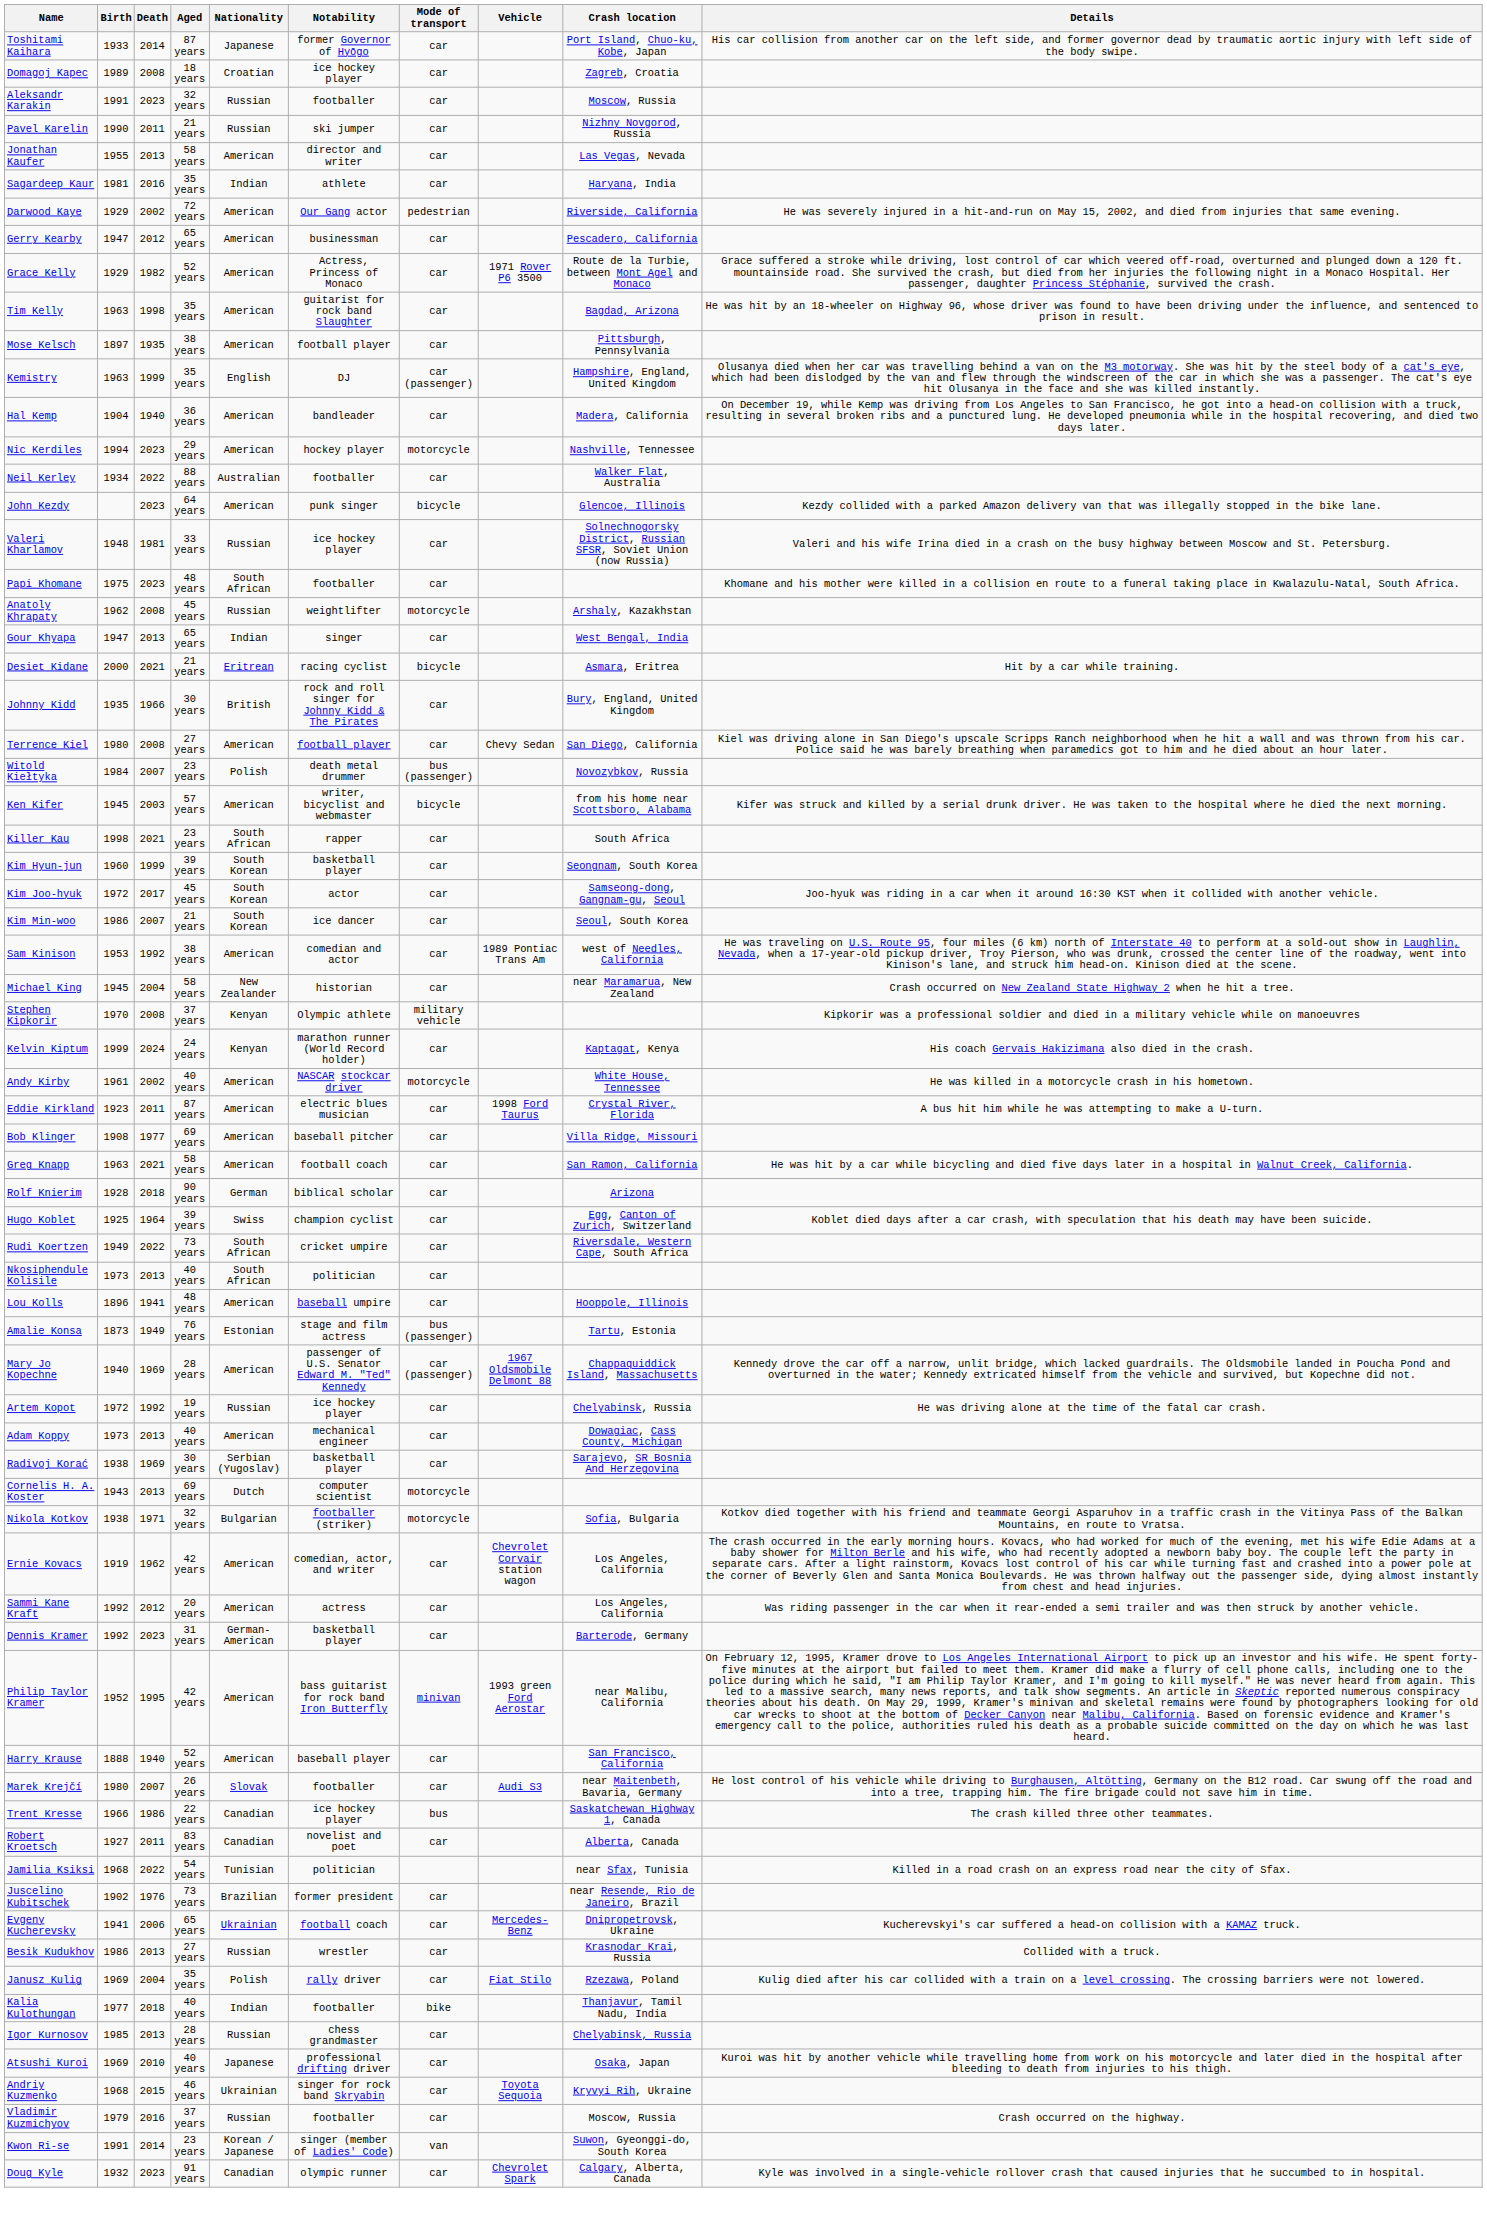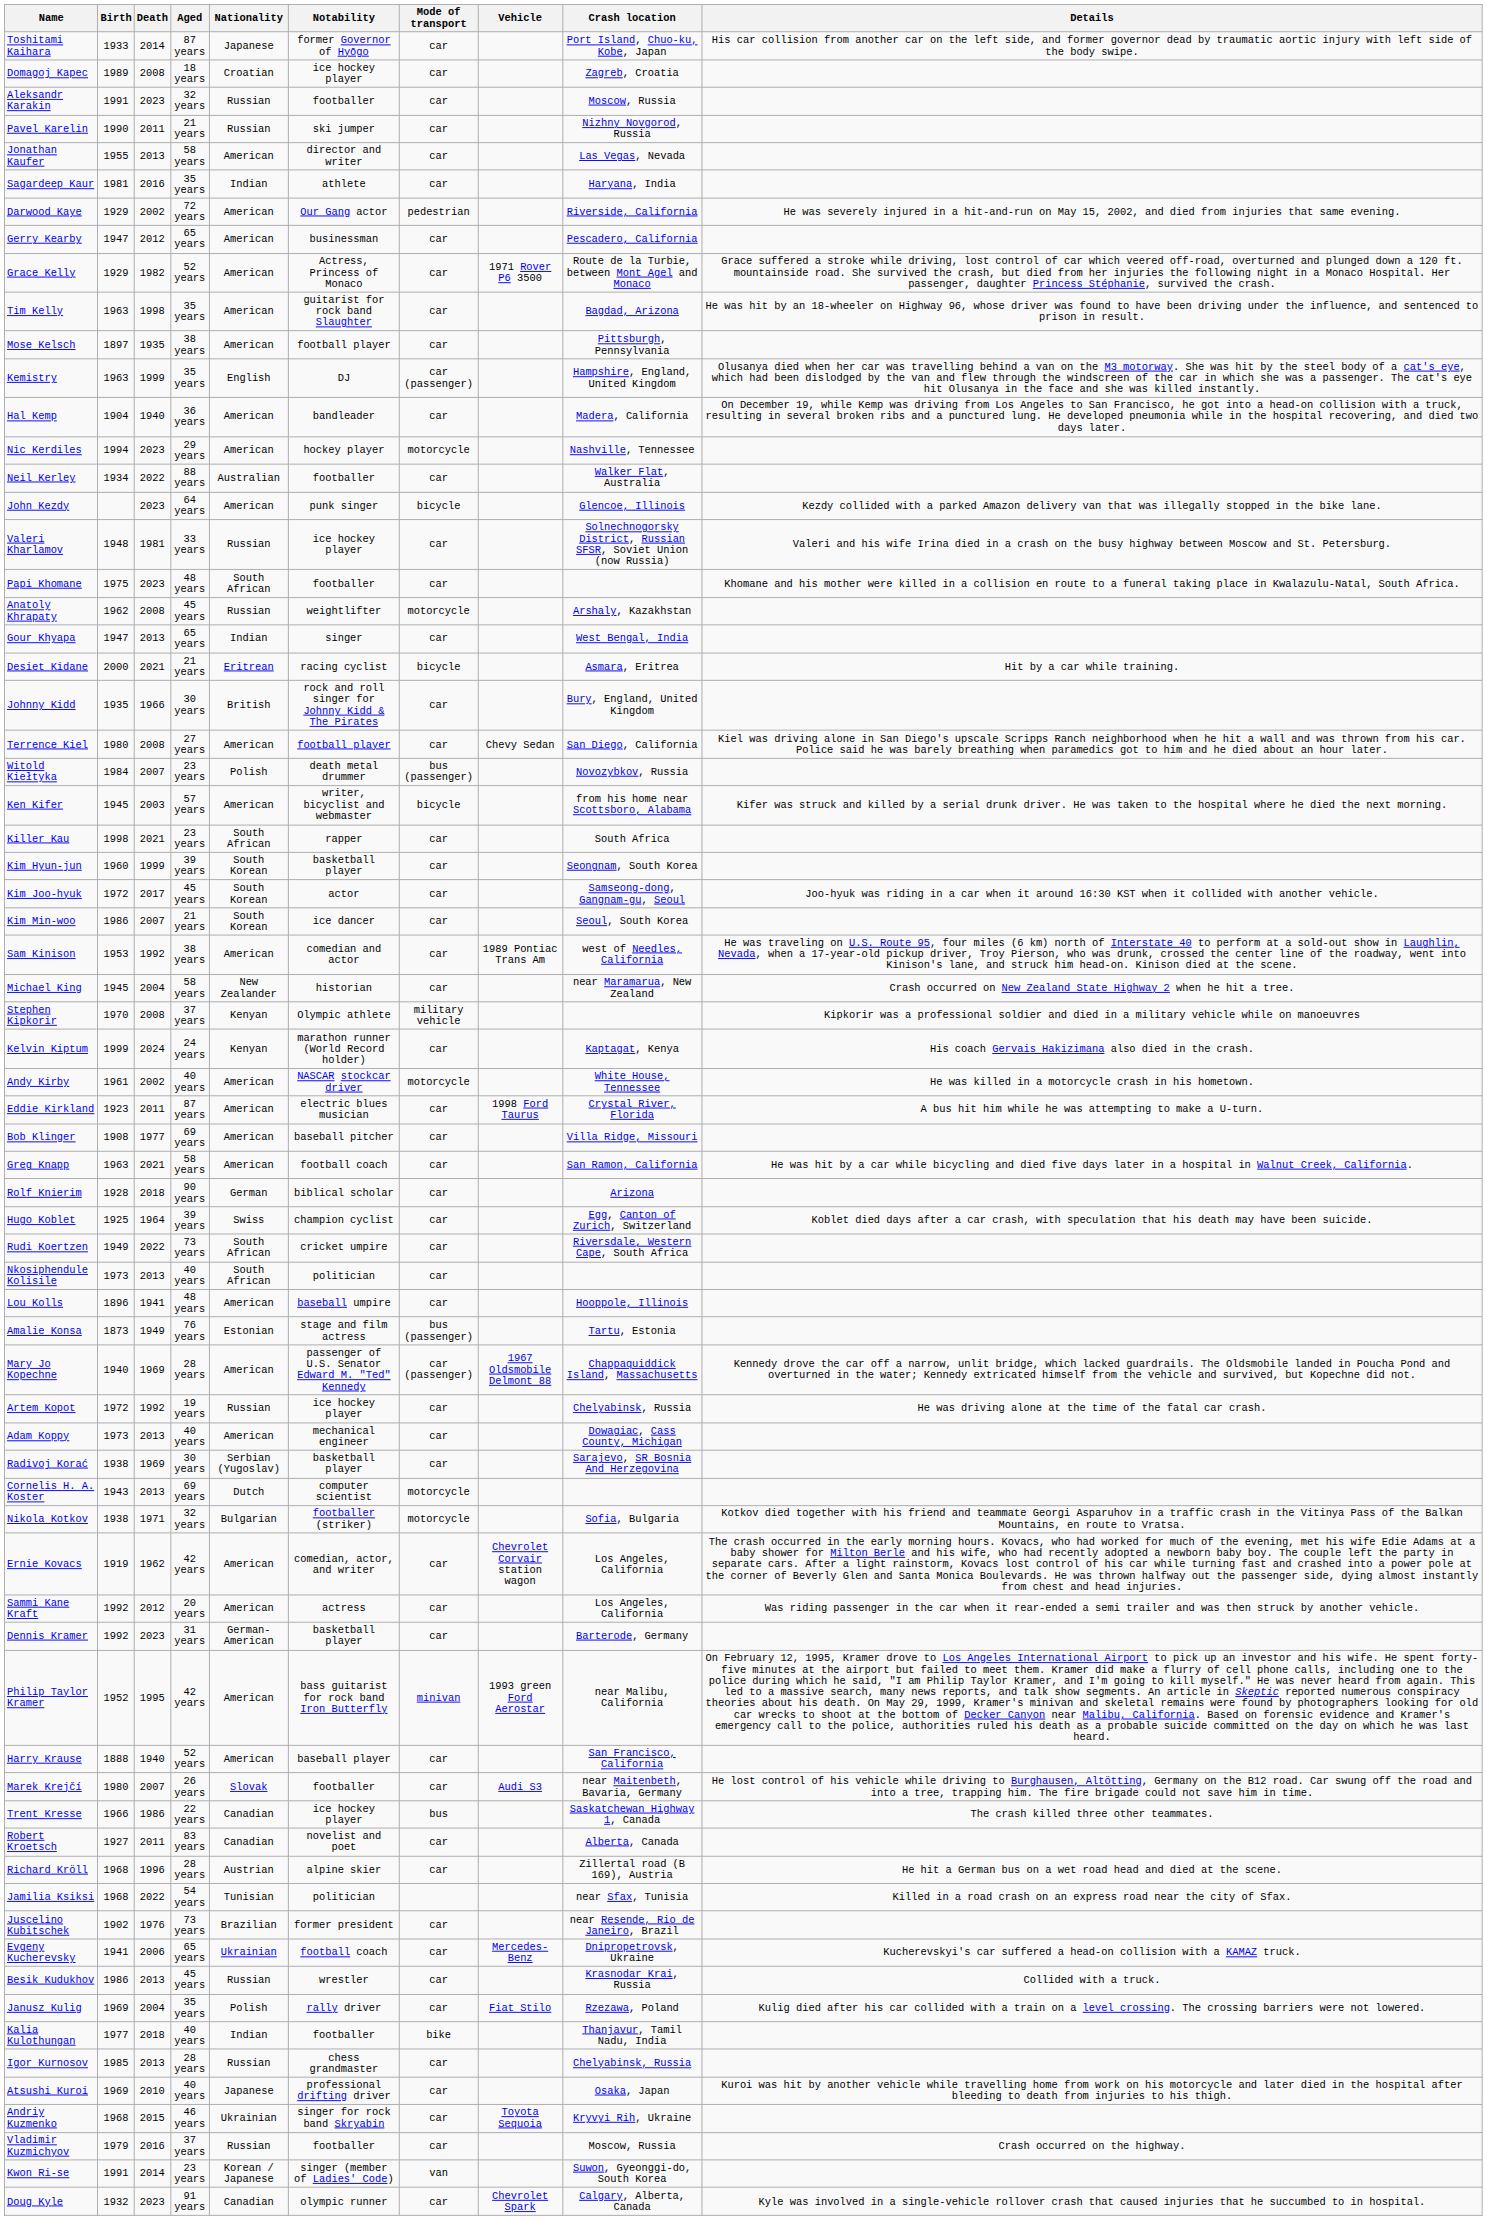+ row: (48, 1870)
(190, 1953) 27 years -> (190, 1980) 45 years
